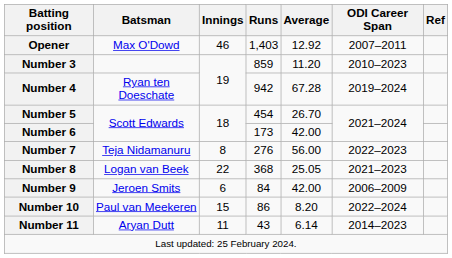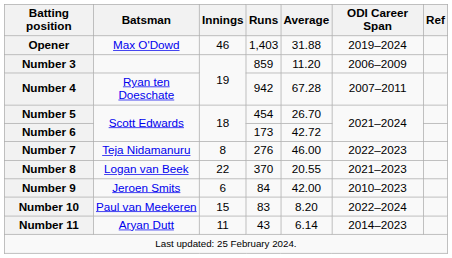(306, 45) 12.92 -> (306, 45) 31.88
(378, 45) 2007–2011 -> (378, 45) 2019–2024
(378, 63) 2010–2023 -> (378, 63) 2006–2009
(378, 89) 2019–2024 -> (378, 89) 2007–2011
(306, 132) 42.00 -> (306, 132) 42.72
(306, 151) 56.00 -> (306, 151) 46.00
(264, 169) 368 -> (264, 169) 370
(306, 169) 25.05 -> (306, 169) 20.55
(378, 188) 2006–2009 -> (378, 188) 2010–2023
(264, 206) 86 -> (264, 206) 83
